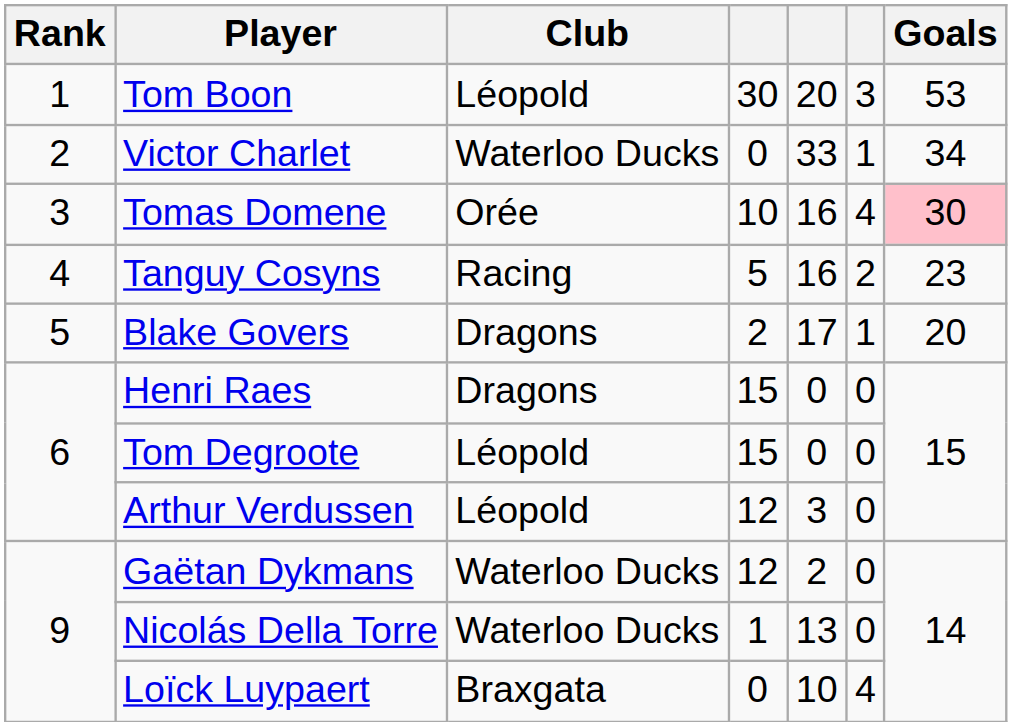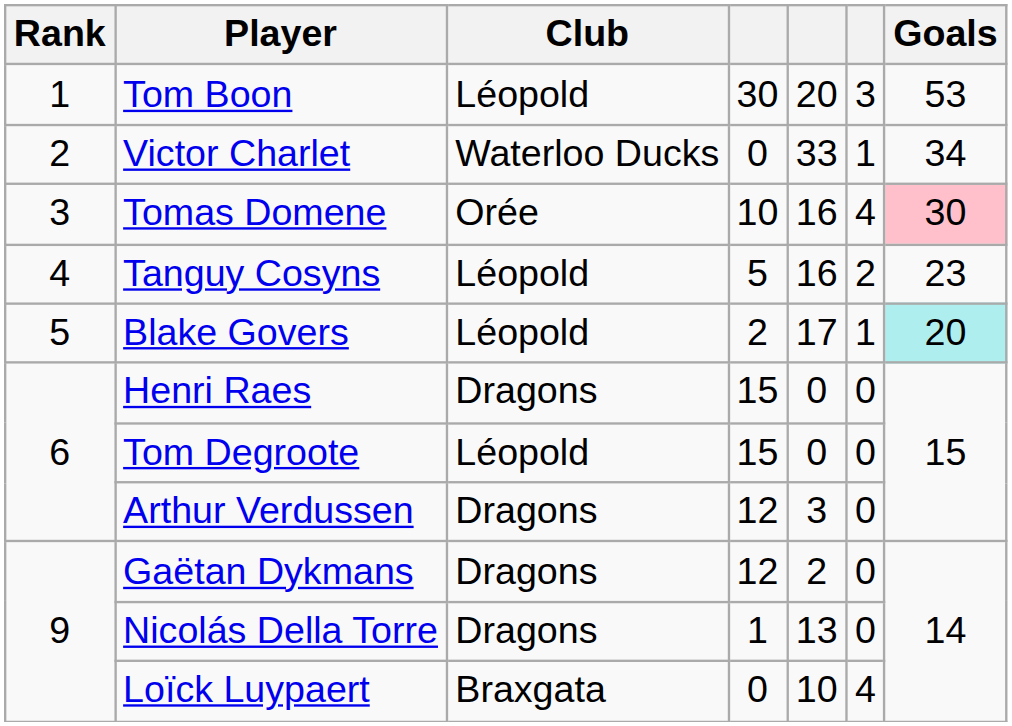(514, 272) Racing -> (522, 272) Léopold
(526, 332) Dragons -> (522, 332) Léopold
(945, 332) no background -> (945, 332) paleturquoise background
(522, 511) Léopold -> (526, 511) Dragons
(587, 570) Waterloo Ducks -> (526, 570) Dragons
(587, 630) Waterloo Ducks -> (526, 630) Dragons
